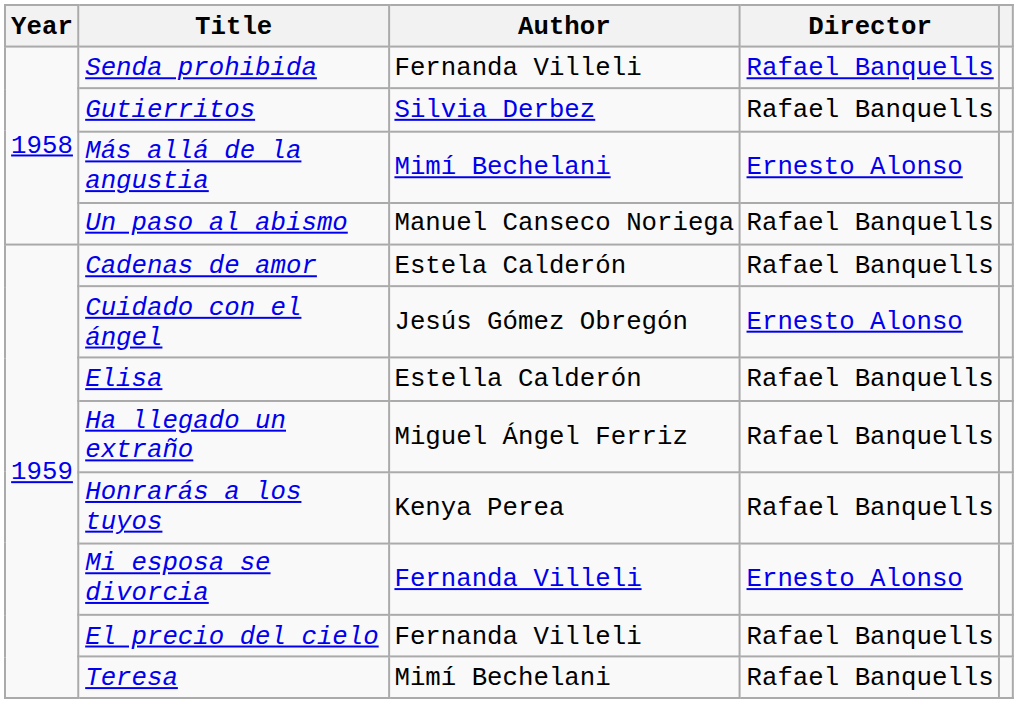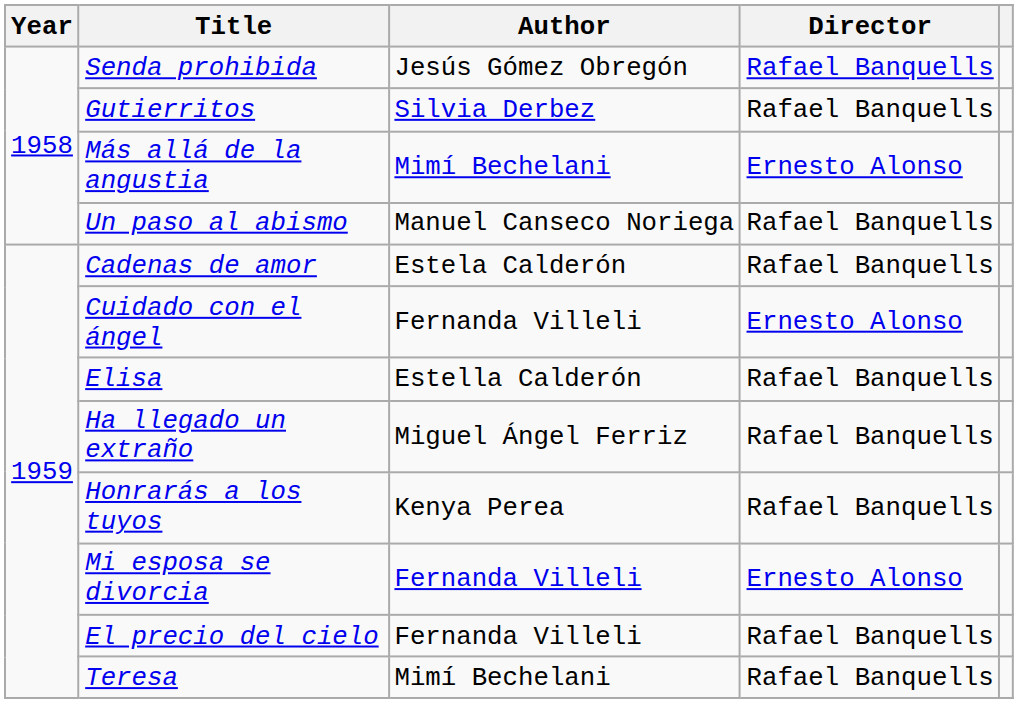(518, 68) Fernanda Villeli -> (541, 68) Jesús Gómez Obregón
(541, 322) Jesús Gómez Obregón -> (518, 322) Fernanda Villeli
